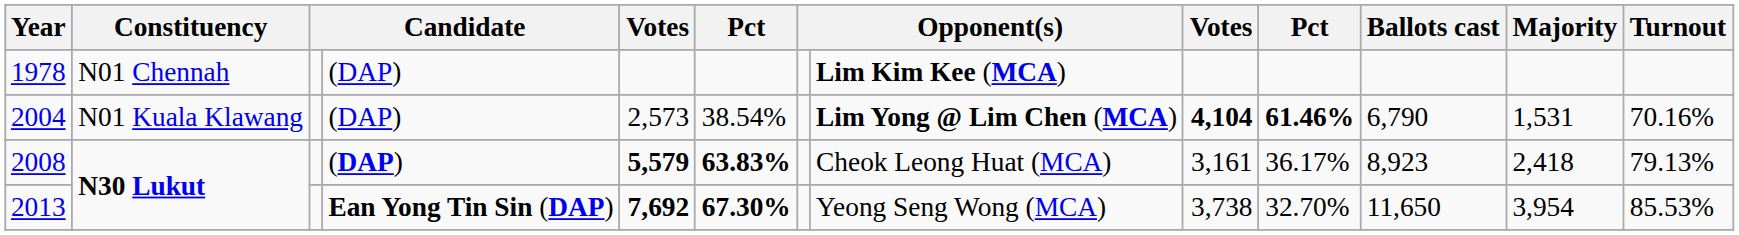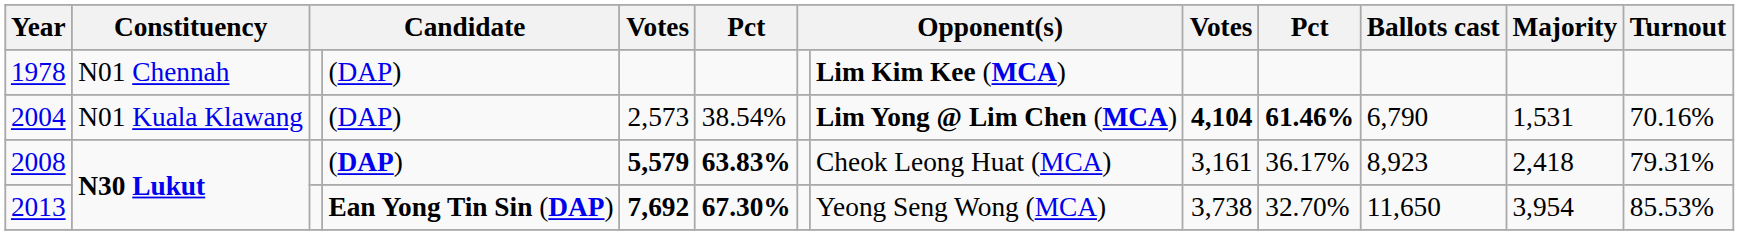(1672, 162) 79.13% -> (1672, 162) 79.31%
